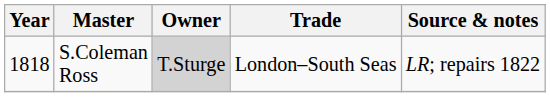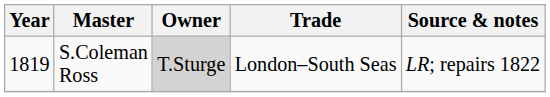(29, 63) 1818 -> (29, 63) 1819
